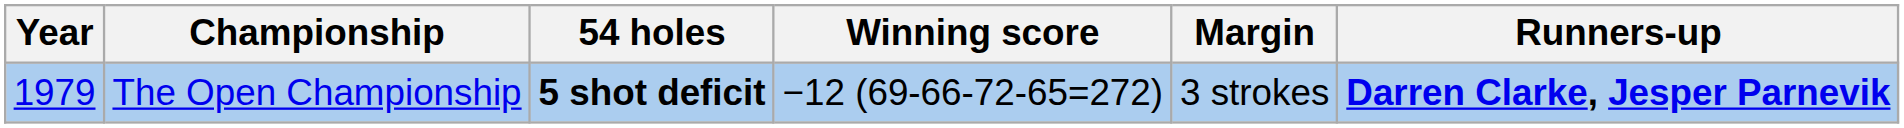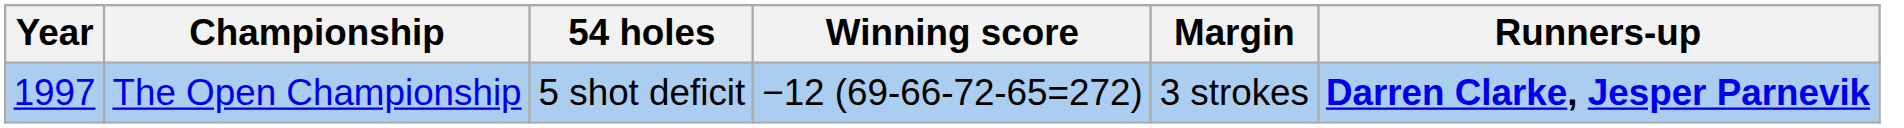(55, 92) 1979 -> (55, 92) 1997
(652, 92) bold -> (642, 92) normal
